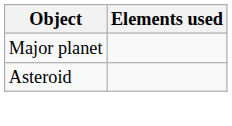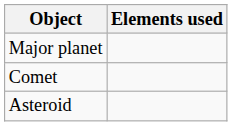+ row: (33, 76)
